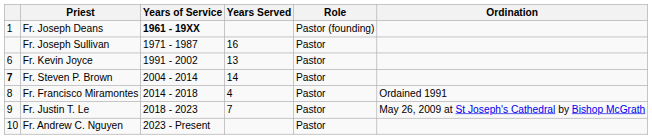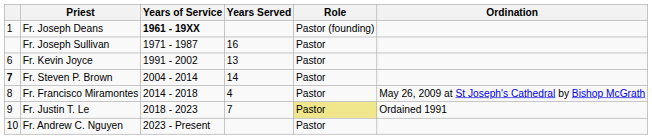(413, 93) Ordained 1991 -> (512, 93) May 26, 2009 at St Joseph's Cathedral by Bishop McGrath
(311, 110) no background -> (311, 110) khaki background
(512, 110) May 26, 2009 at St Joseph's Cathedral by Bishop McGrath -> (413, 110) Ordained 1991
